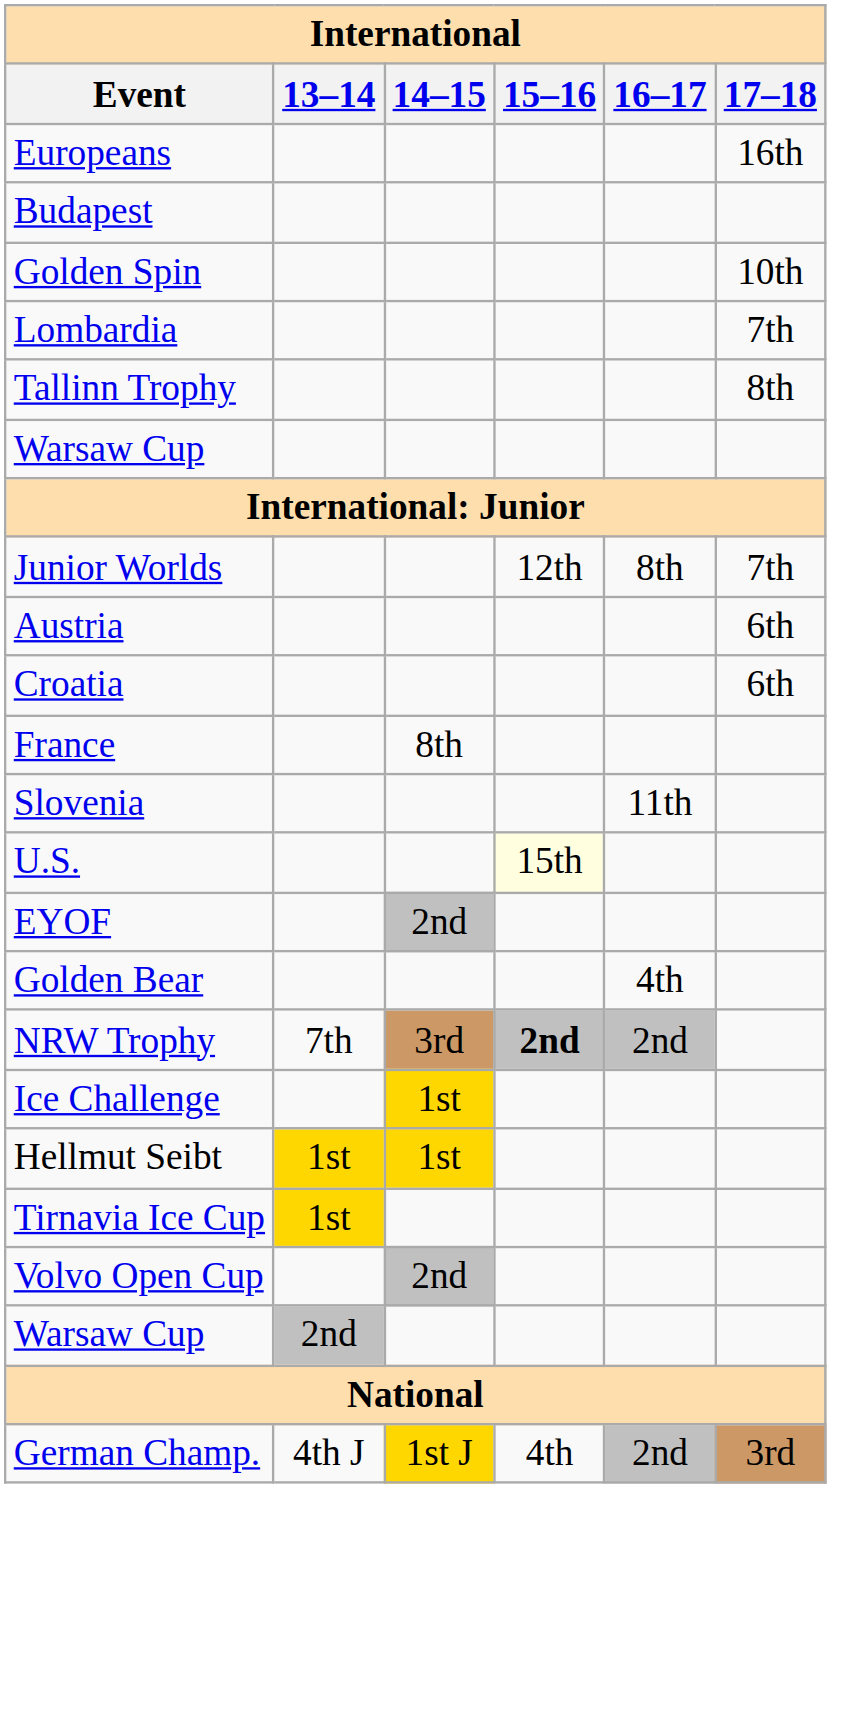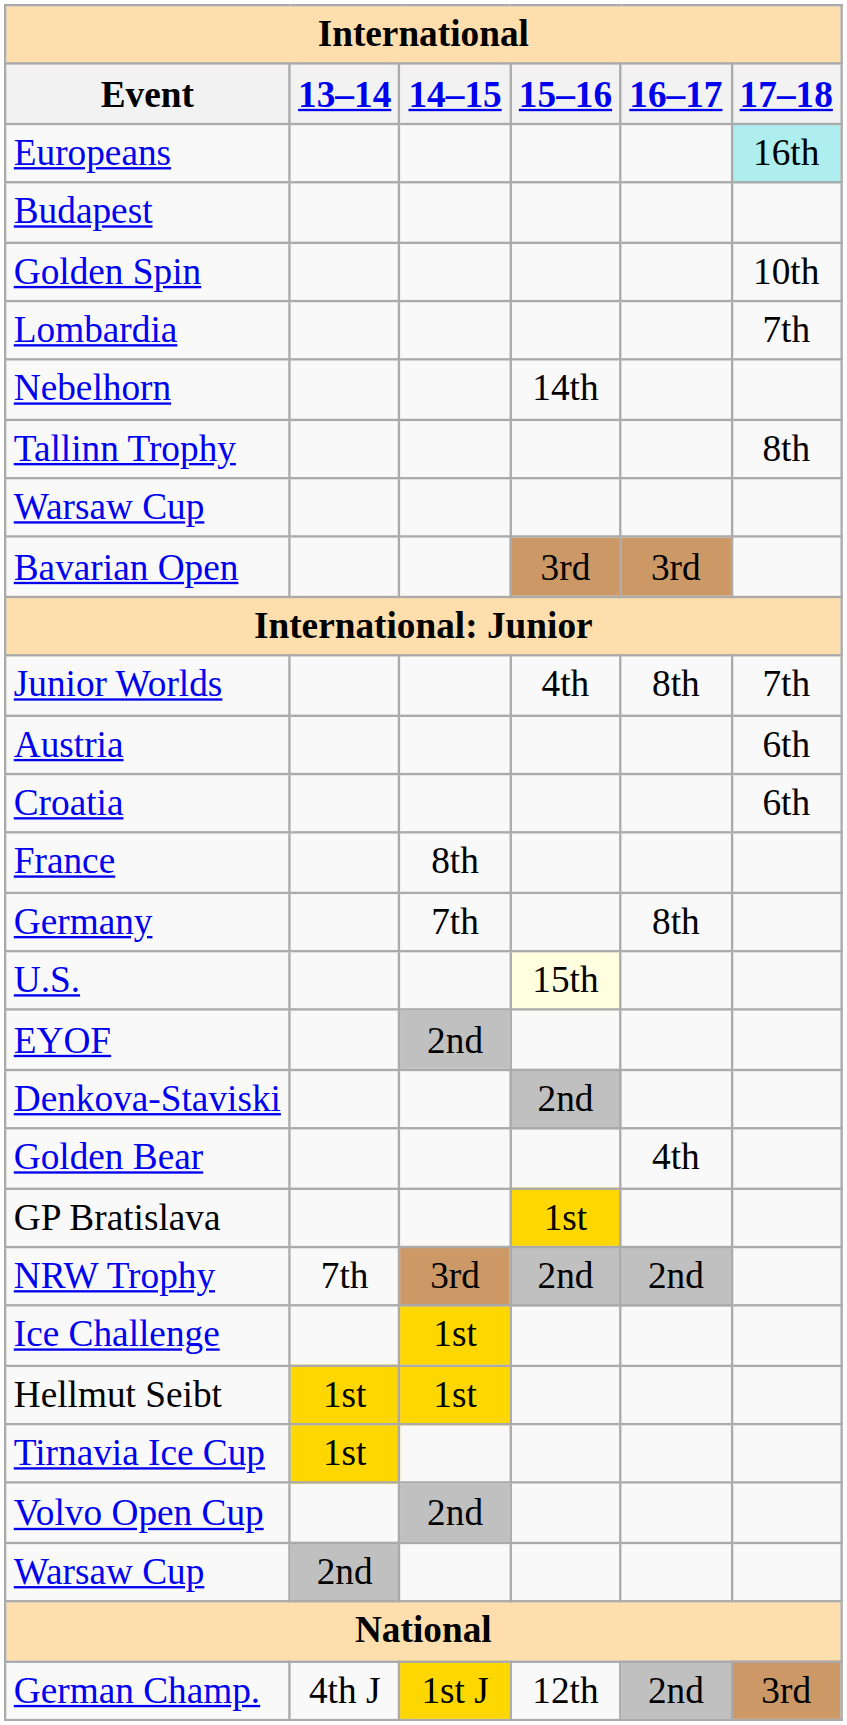(770, 152) no background -> (786, 152) paleturquoise background
+ row: (92, 388)
+ row: (126, 566)
(550, 566) 12th -> (565, 684) 4th
+ row: (83, 920)
- row: (79, 802)
+ row: (147, 1098)
+ row: (117, 1216)
(550, 1039) bold -> (565, 1275) normal
(550, 1453) 4th -> (565, 1689) 12th
